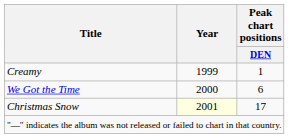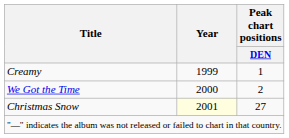(261, 89) 6 -> (261, 89) 2
(261, 107) 17 -> (261, 107) 27
